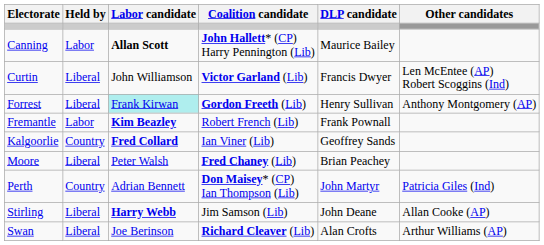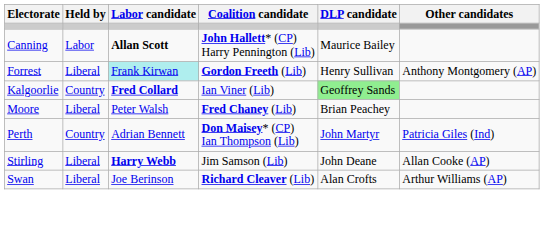- row: (22, 77)
- row: (31, 122)
(358, 141) no background -> (358, 90) lightgreen background
